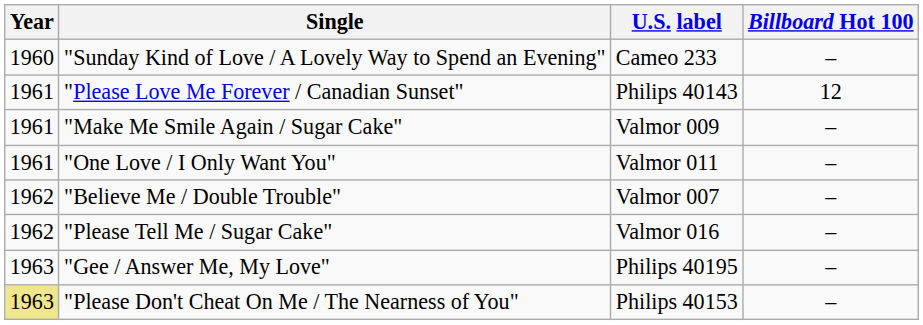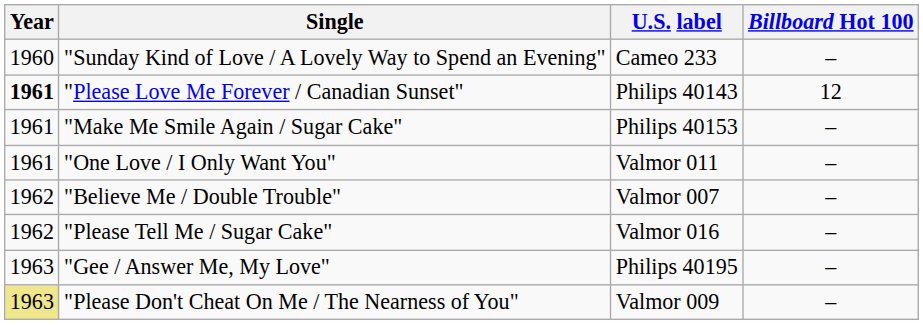(32, 92) normal -> (32, 92) bold
(668, 127) Valmor 009 -> (677, 127) Philips 40153
(677, 302) Philips 40153 -> (668, 302) Valmor 009
